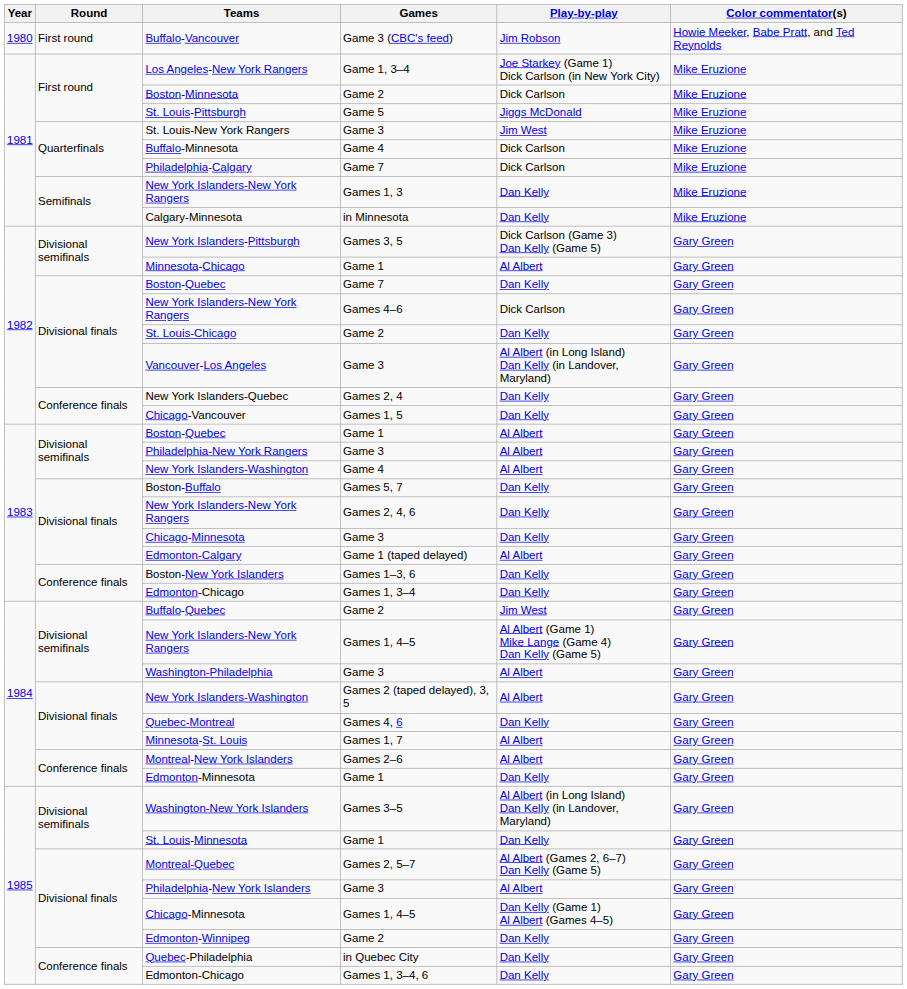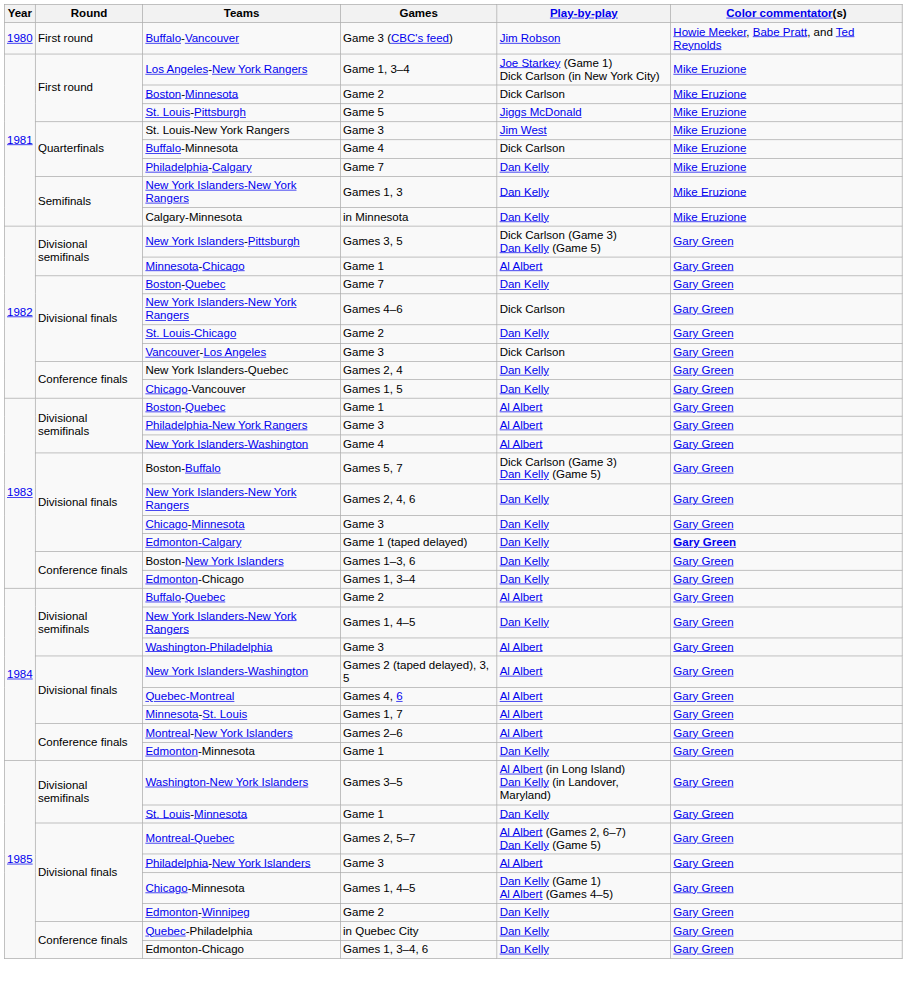(532, 167) Dick Carlson -> (524, 167) Dan Kelly
(562, 365) Al Albert (in Long Island) Dan Kelly (in Landover, Maryland) -> (532, 352) Dick Carlson
(524, 488) Dan Kelly -> (558, 468) Dick Carlson (Game 3) Dan Kelly (Game 5)
(521, 555) Al Albert -> (524, 542) Dan Kelly
(703, 555) normal -> (705, 542) bold
(523, 610) Jim West -> (521, 597) Al Albert
(555, 641) Al Albert (Game 1) Mike Lange (Game 4) Dan Kelly (Game 5) -> (524, 622) Dan Kelly
(524, 722) Dan Kelly -> (521, 696) Al Albert
